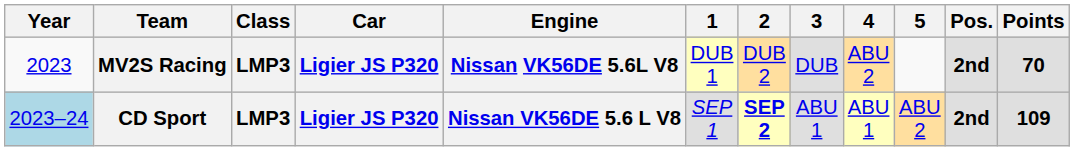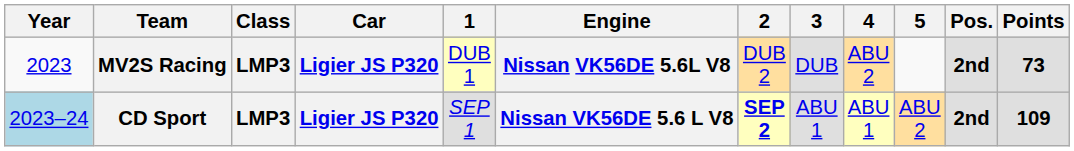columns swapped: (565, 21) <-> (712, 21)
(1034, 64) 70 -> (1034, 64) 73
